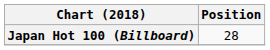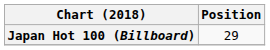(231, 35) 28 -> (231, 35) 29
